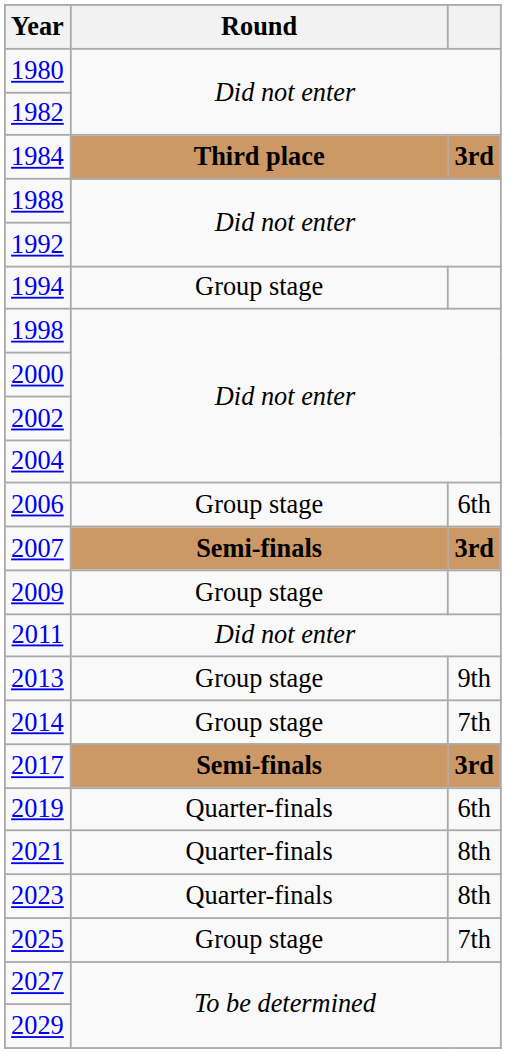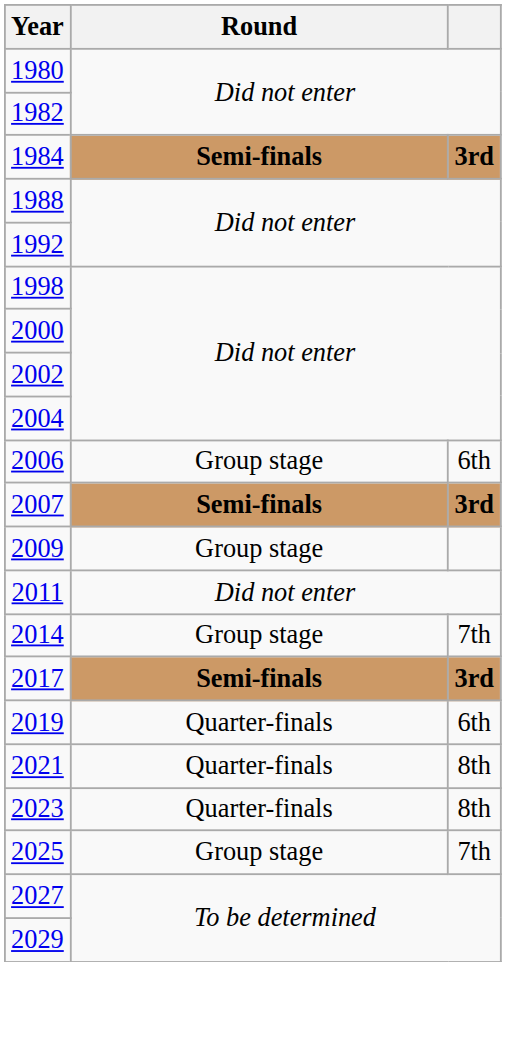(259, 157) Third place -> (259, 157) Semi-finals
- row: (37, 287)
- row: (37, 678)
